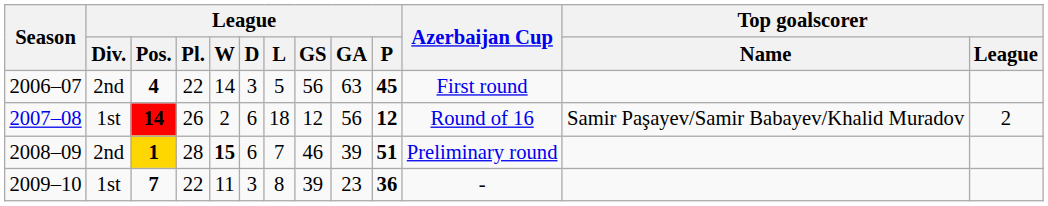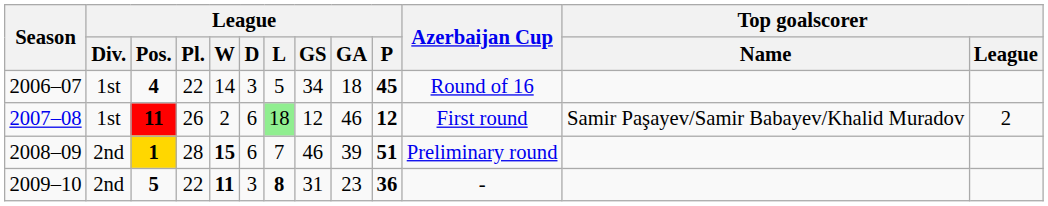(109, 86) 2nd -> (109, 86) 1st
(313, 86) 56 -> (313, 86) 34
(352, 86) 63 -> (352, 86) 18
(482, 86) First round -> (482, 86) Round of 16
(154, 119) 14 -> (154, 119) 11
(279, 119) no background -> (279, 119) lightgreen background
(352, 119) 56 -> (352, 119) 46
(482, 119) Round of 16 -> (482, 119) First round
(109, 184) 1st -> (109, 184) 2nd
(154, 184) 7 -> (154, 184) 5
(225, 184) normal -> (225, 184) bold
(279, 184) normal -> (279, 184) bold
(313, 184) 39 -> (313, 184) 31
